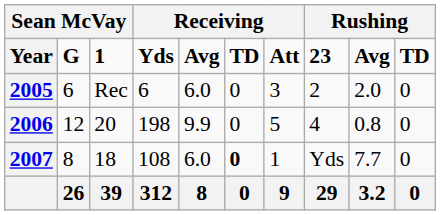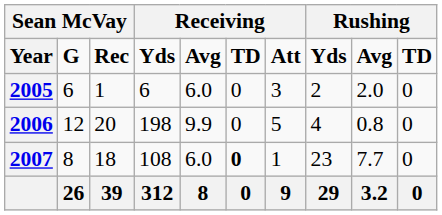(100, 55) 1 -> (112, 55) Rec
(320, 55) 23 -> (329, 55) Yds
(111, 90) Rec -> (100, 90) 1
(327, 158) Yds -> (321, 158) 23
